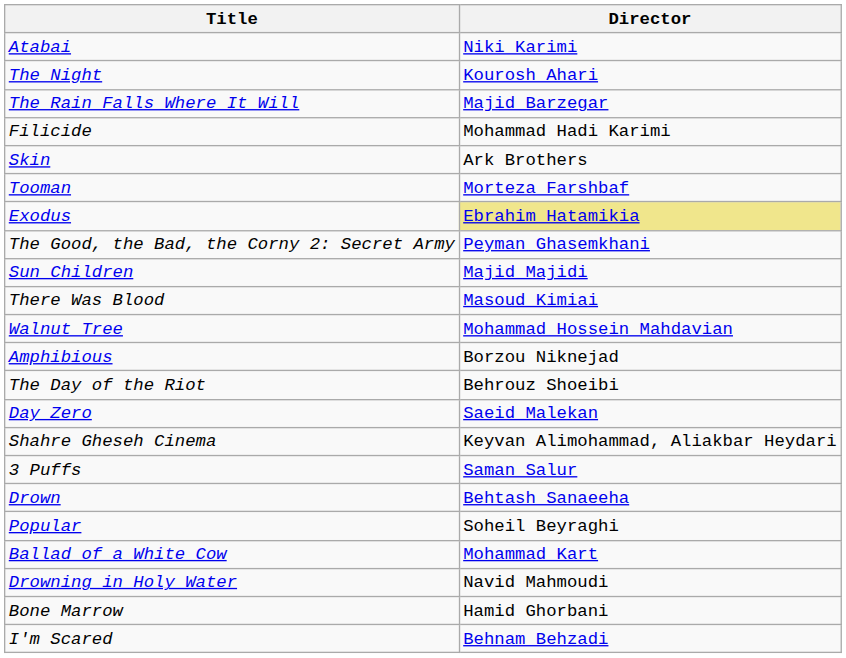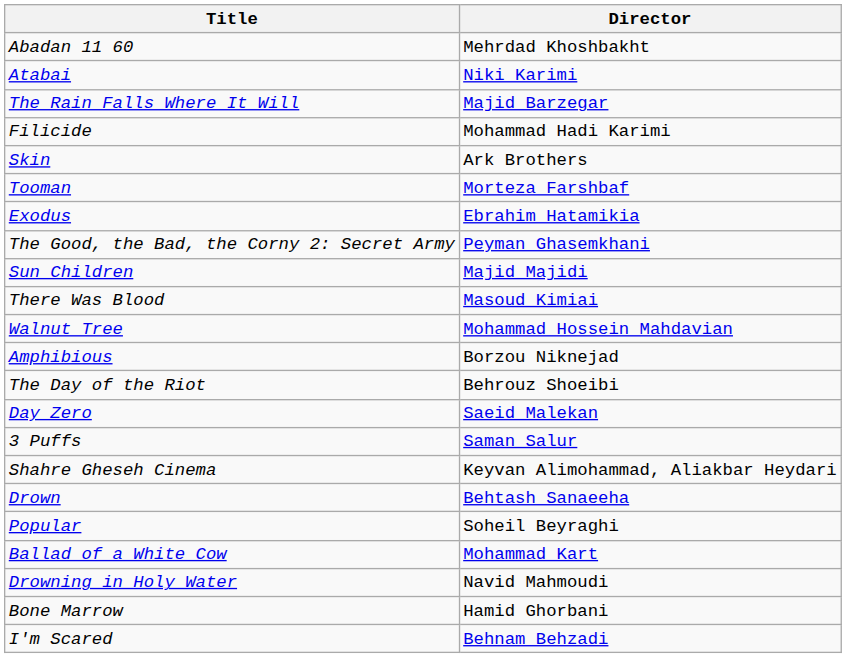+ row: (71, 47)
- row: (55, 75)
(551, 216) khaki background -> (551, 216) no background
rows swapped: (45, 470) <-> (113, 441)
